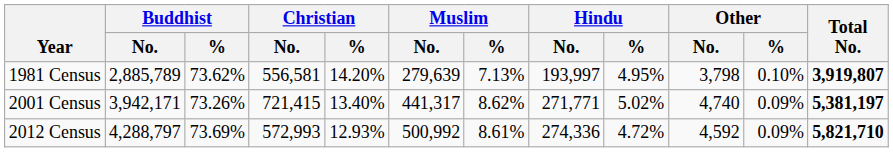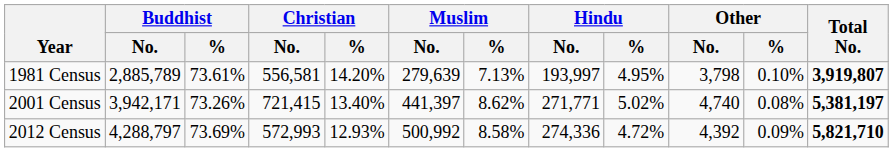(217, 75) 73.62% -> (217, 75) 73.61%
(431, 103) 441,317 -> (431, 103) 441,397
(781, 103) 0.09% -> (781, 103) 0.08%
(501, 132) 8.61% -> (501, 132) 8.58%
(719, 132) 4,592 -> (719, 132) 4,392
